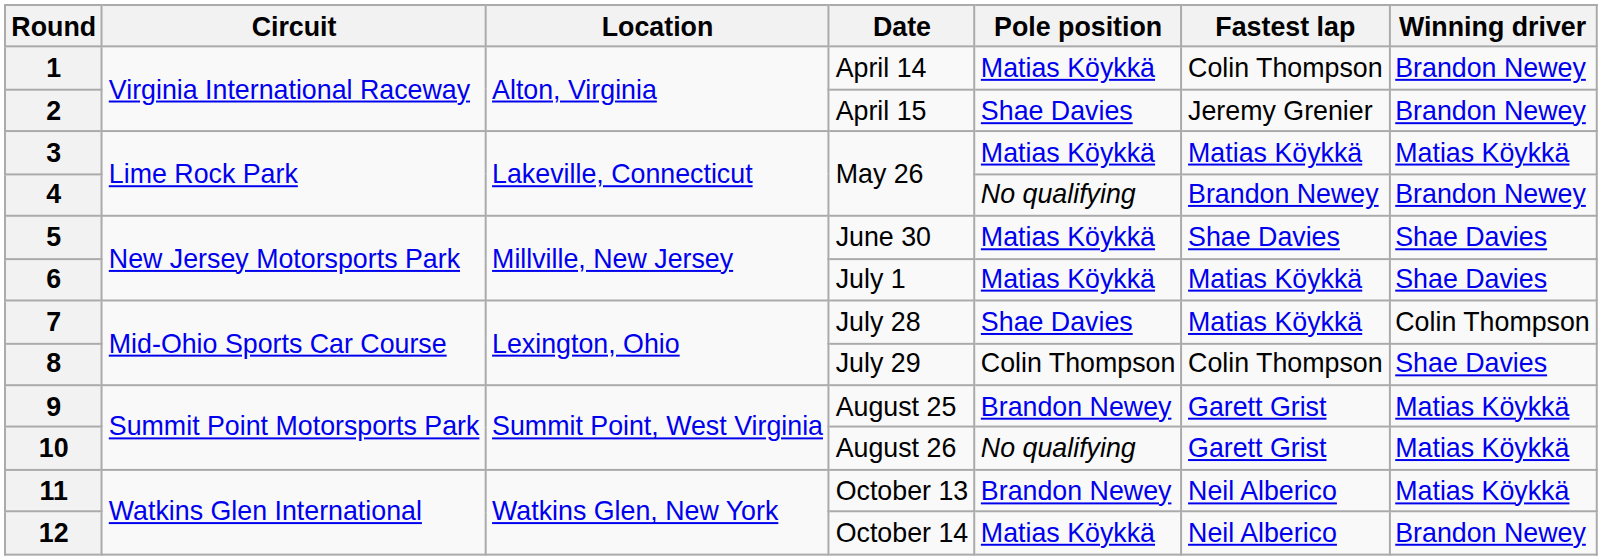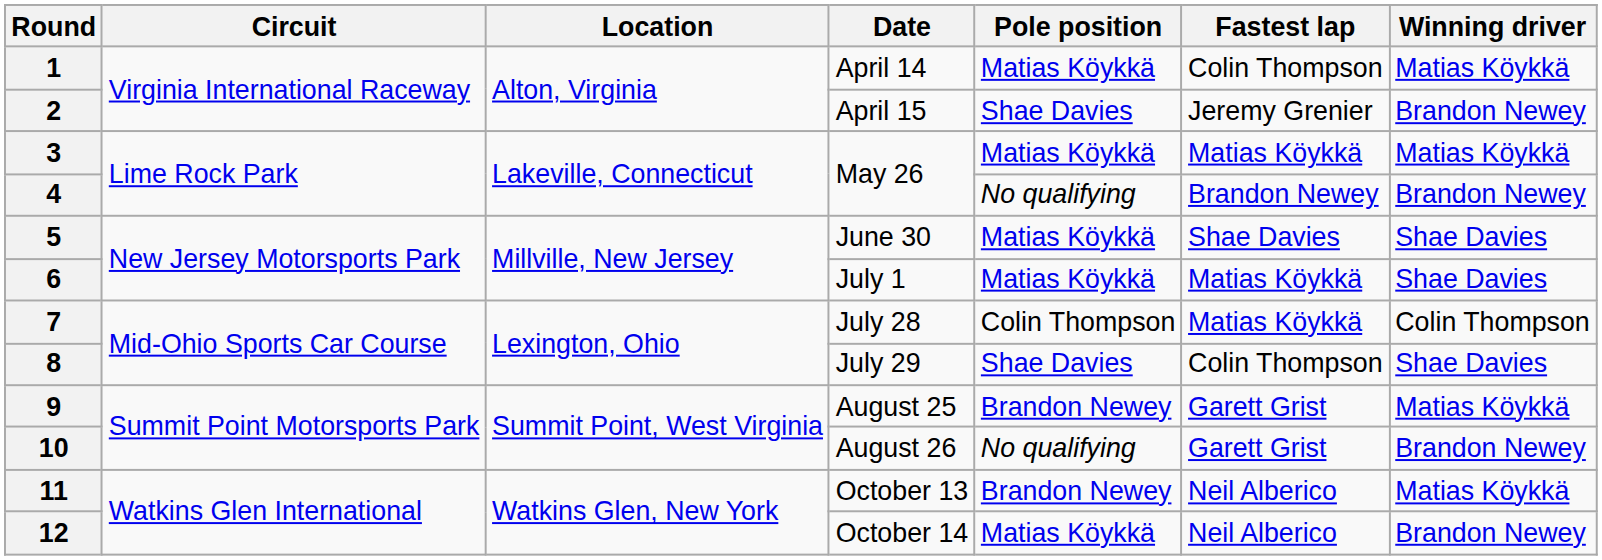(1491, 68) Brandon Newey -> (1482, 68) Matias Köykkä
(1057, 321) Shae Davies -> (1078, 321) Colin Thompson
(1078, 364) Colin Thompson -> (1057, 364) Shae Davies
(1482, 448) Matias Köykkä -> (1491, 448) Brandon Newey
